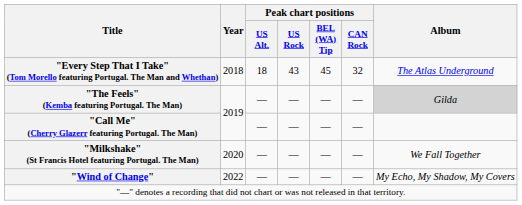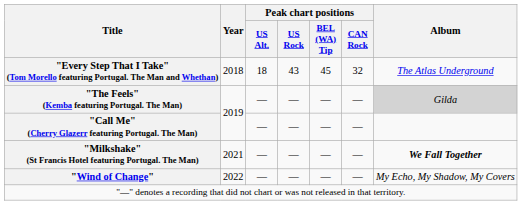(233, 154) 2020 -> (233, 154) 2021
(445, 154) normal -> (445, 154) bold
